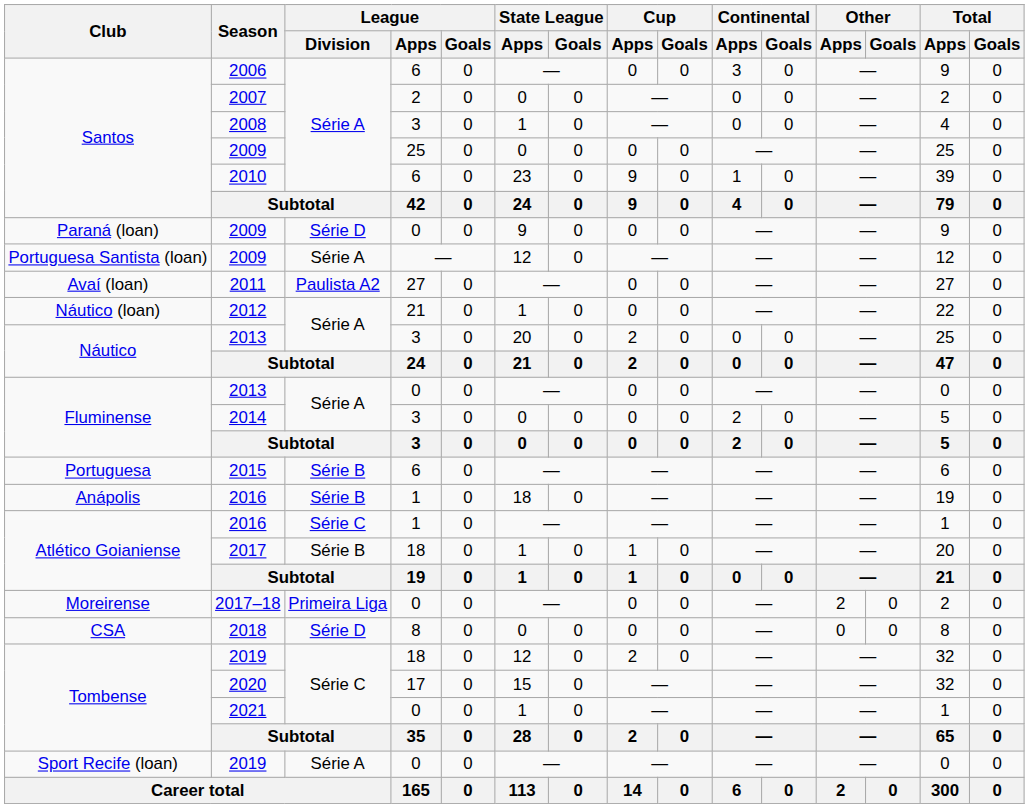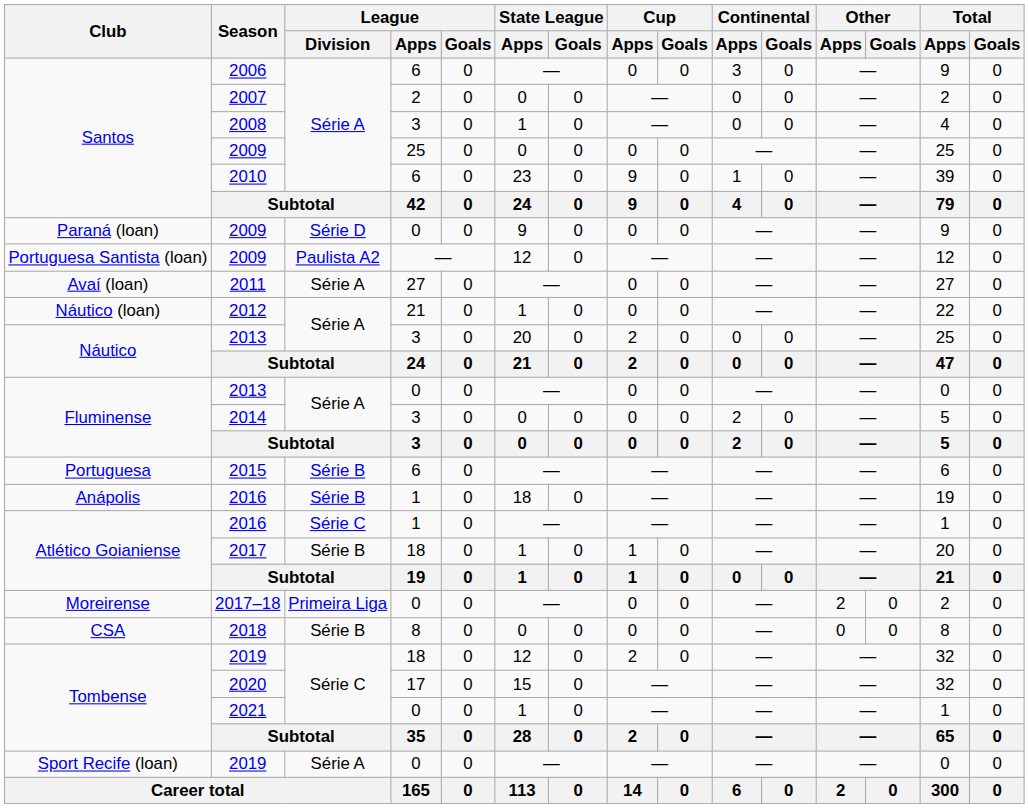(338, 257) Série A -> (338, 257) Paulista A2
(338, 284) Paulista A2 -> (338, 284) Série A
(338, 630) Série D -> (338, 630) Série B
